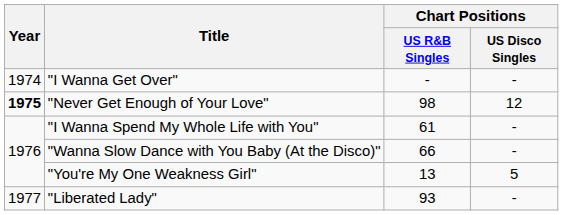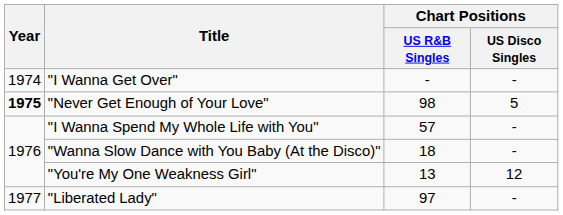(514, 103) 12 -> (514, 103) 5
(427, 127) 61 -> (427, 127) 57
(427, 151) 66 -> (427, 151) 18
(514, 174) 5 -> (514, 174) 12
(427, 198) 93 -> (427, 198) 97
